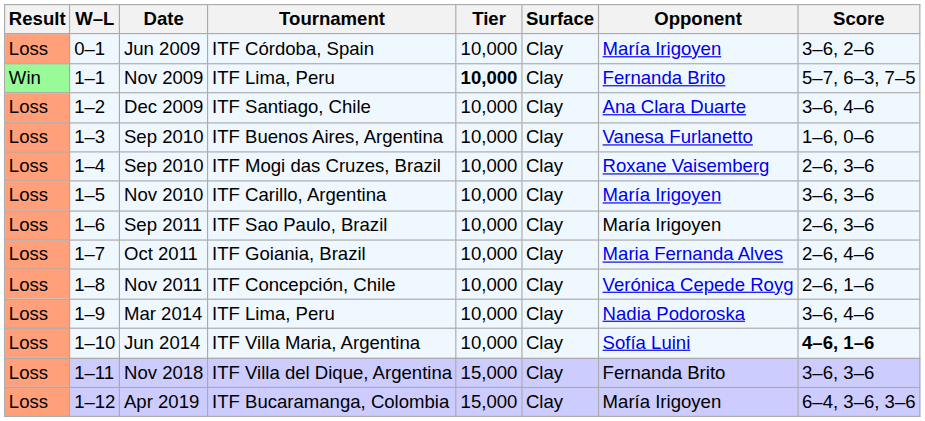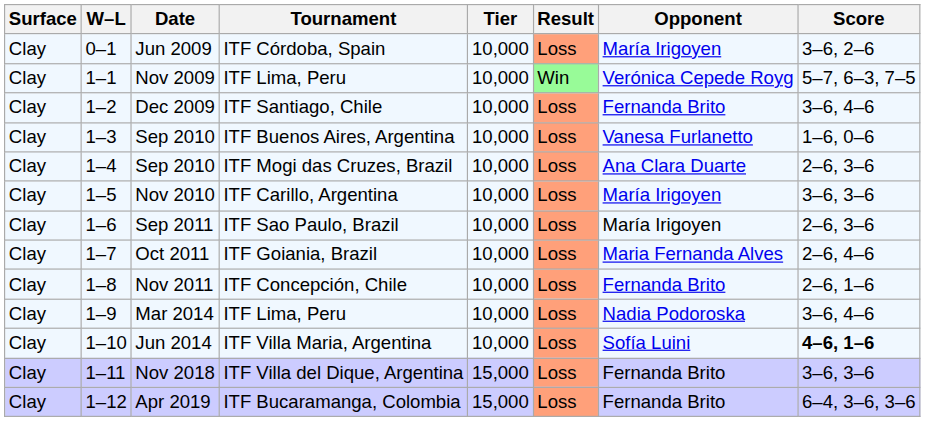columns swapped: (37, 19) <-> (560, 19)
(489, 78) bold -> (500, 78) normal
(664, 78) Fernanda Brito -> (698, 78) Verónica Cepede Royg
(674, 107) Ana Clara Duarte -> (664, 107) Fernanda Brito
(686, 166) Roxane Vaisemberg -> (674, 166) Ana Clara Duarte
(698, 284) Verónica Cepede Royg -> (664, 284) Fernanda Brito
(662, 401) María Irigoyen -> (664, 401) Fernanda Brito
